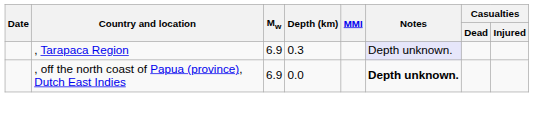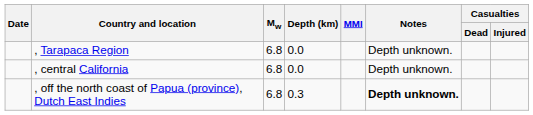(274, 50) 6.9 -> (274, 50) 6.8
(296, 50) 0.3 -> (296, 50) 0.0
(410, 50) lavender background -> (410, 50) no background
+ row: (81, 69)
(274, 75) 6.9 -> (274, 94) 6.8
(296, 75) 0.0 -> (296, 94) 0.3
